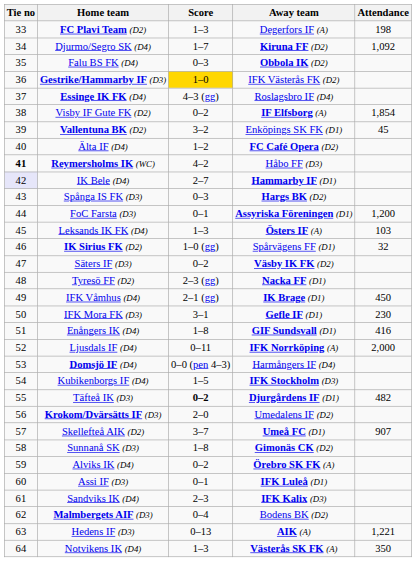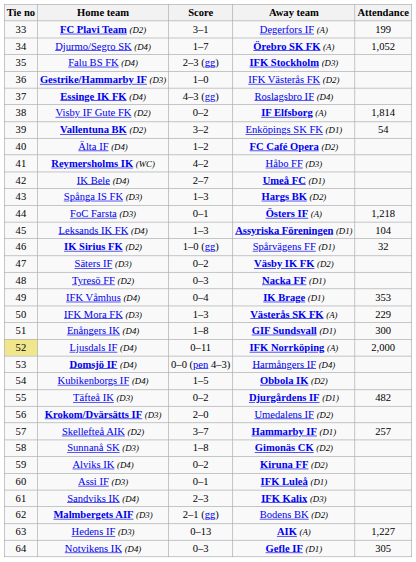(201, 29) 1–3 -> (201, 29) 3–1
(383, 29) 198 -> (383, 29) 199
(294, 46) Kiruna FF (D2) -> (294, 46) Örebro SK FK (A)
(383, 46) 1,092 -> (383, 46) 1,052
(201, 63) 0–3 -> (201, 63) 2–3 (gg)
(294, 63) Obbola IK (D2) -> (294, 63) IFK Stockholm (D3)
(201, 79) gold background -> (201, 79) no background
(383, 113) 1,854 -> (383, 113) 1,814
(383, 130) 45 -> (383, 130) 54
(21, 163) bold -> (21, 163) normal
(21, 180) lavender background -> (21, 180) no background
(294, 180) Hammarby IF (D1) -> (294, 180) Umeå FC (D1)
(201, 197) 0–3 -> (201, 197) 1–3
(294, 213) Assyriska Föreningen (D1) -> (294, 213) Östers IF (A)
(383, 213) 1,200 -> (383, 213) 1,218
(294, 230) Östers IF (A) -> (294, 230) Assyriska Föreningen (D1)
(383, 230) 103 -> (383, 230) 104
(201, 280) 2–3 (gg) -> (201, 280) 0–3
(201, 297) 2–1 (gg) -> (201, 297) 0–4
(383, 297) 450 -> (383, 297) 353
(201, 314) 3–1 -> (201, 314) 1–3
(294, 314) Gefle IF (D1) -> (294, 314) Västerås SK FK (A)
(383, 314) 230 -> (383, 314) 229
(383, 331) 416 -> (383, 331) 300
(21, 347) no background -> (21, 347) khaki background
(294, 381) IFK Stockholm (D3) -> (294, 381) Obbola IK (D2)
(201, 398) bold -> (201, 398) normal
(294, 431) Umeå FC (D1) -> (294, 431) Hammarby IF (D1)
(383, 431) 907 -> (383, 431) 257
(294, 465) Örebro SK FK (A) -> (294, 465) Kiruna FF (D2)
(201, 515) 0–4 -> (201, 515) 2–1 (gg)
(383, 532) 1,221 -> (383, 532) 1,227
(201, 548) 1–3 -> (201, 548) 0–3
(294, 548) Västerås SK FK (A) -> (294, 548) Gefle IF (D1)
(383, 548) 350 -> (383, 548) 305
